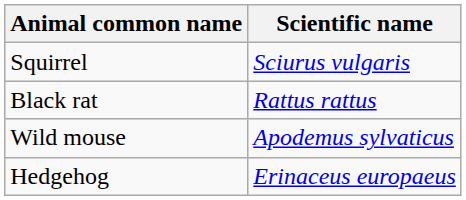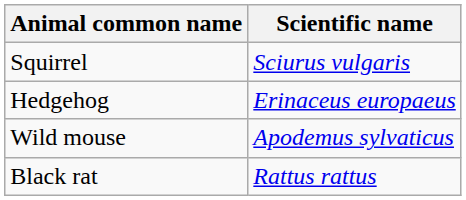rows swapped: (54, 99) <-> (60, 175)
